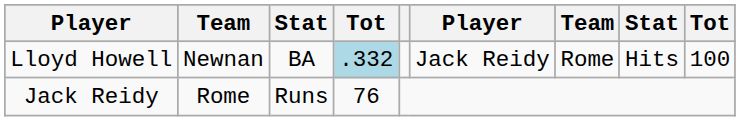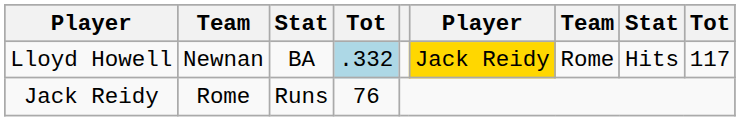(482, 60) no background -> (482, 60) gold background
(710, 60) 100 -> (710, 60) 117
